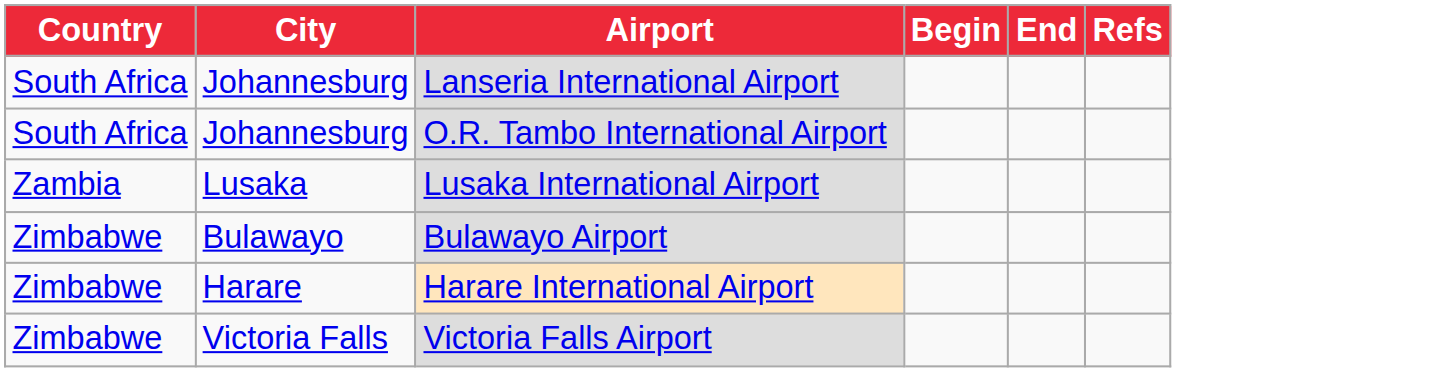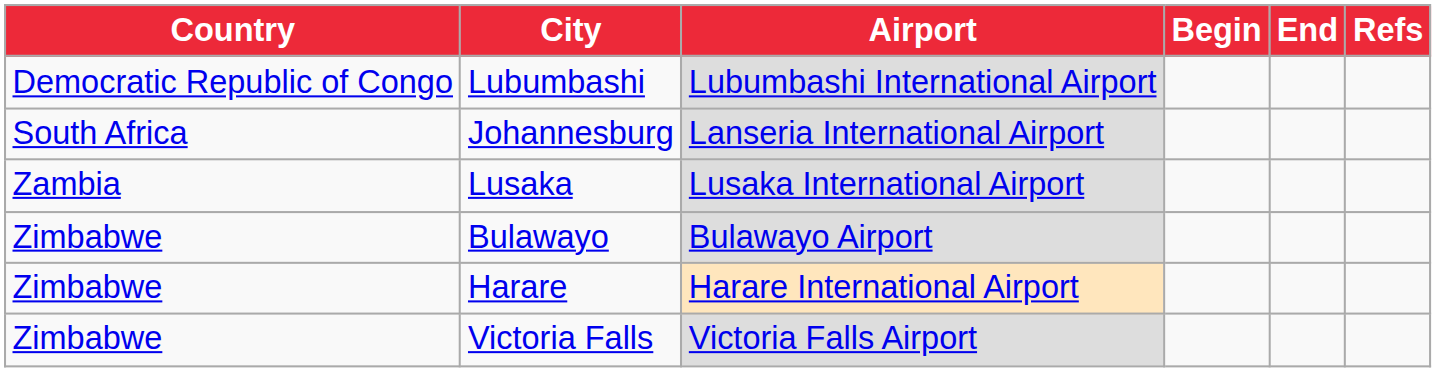+ row: (923, 81)
- row: (660, 133)
